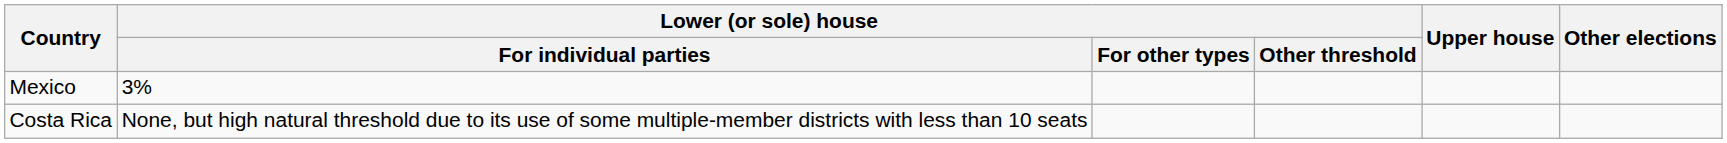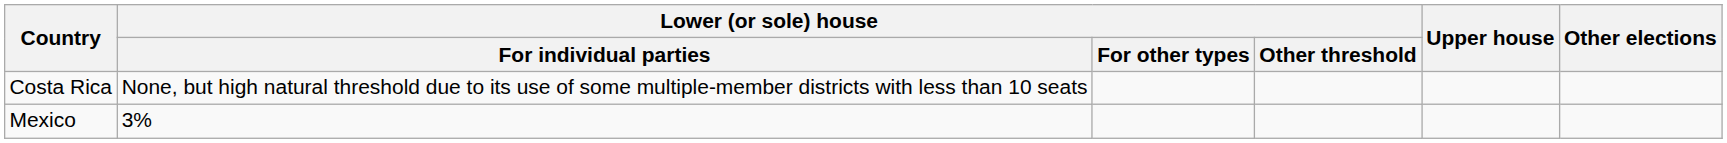rows swapped: (61, 120) <-> (43, 87)
